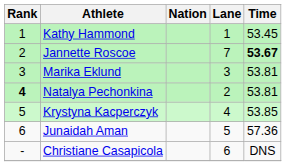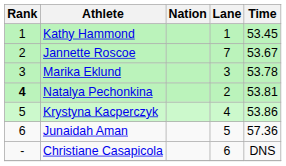(262, 53) bold -> (262, 53) normal
(262, 72) 53.81 -> (262, 72) 53.78
(262, 111) 53.85 -> (262, 111) 53.86
